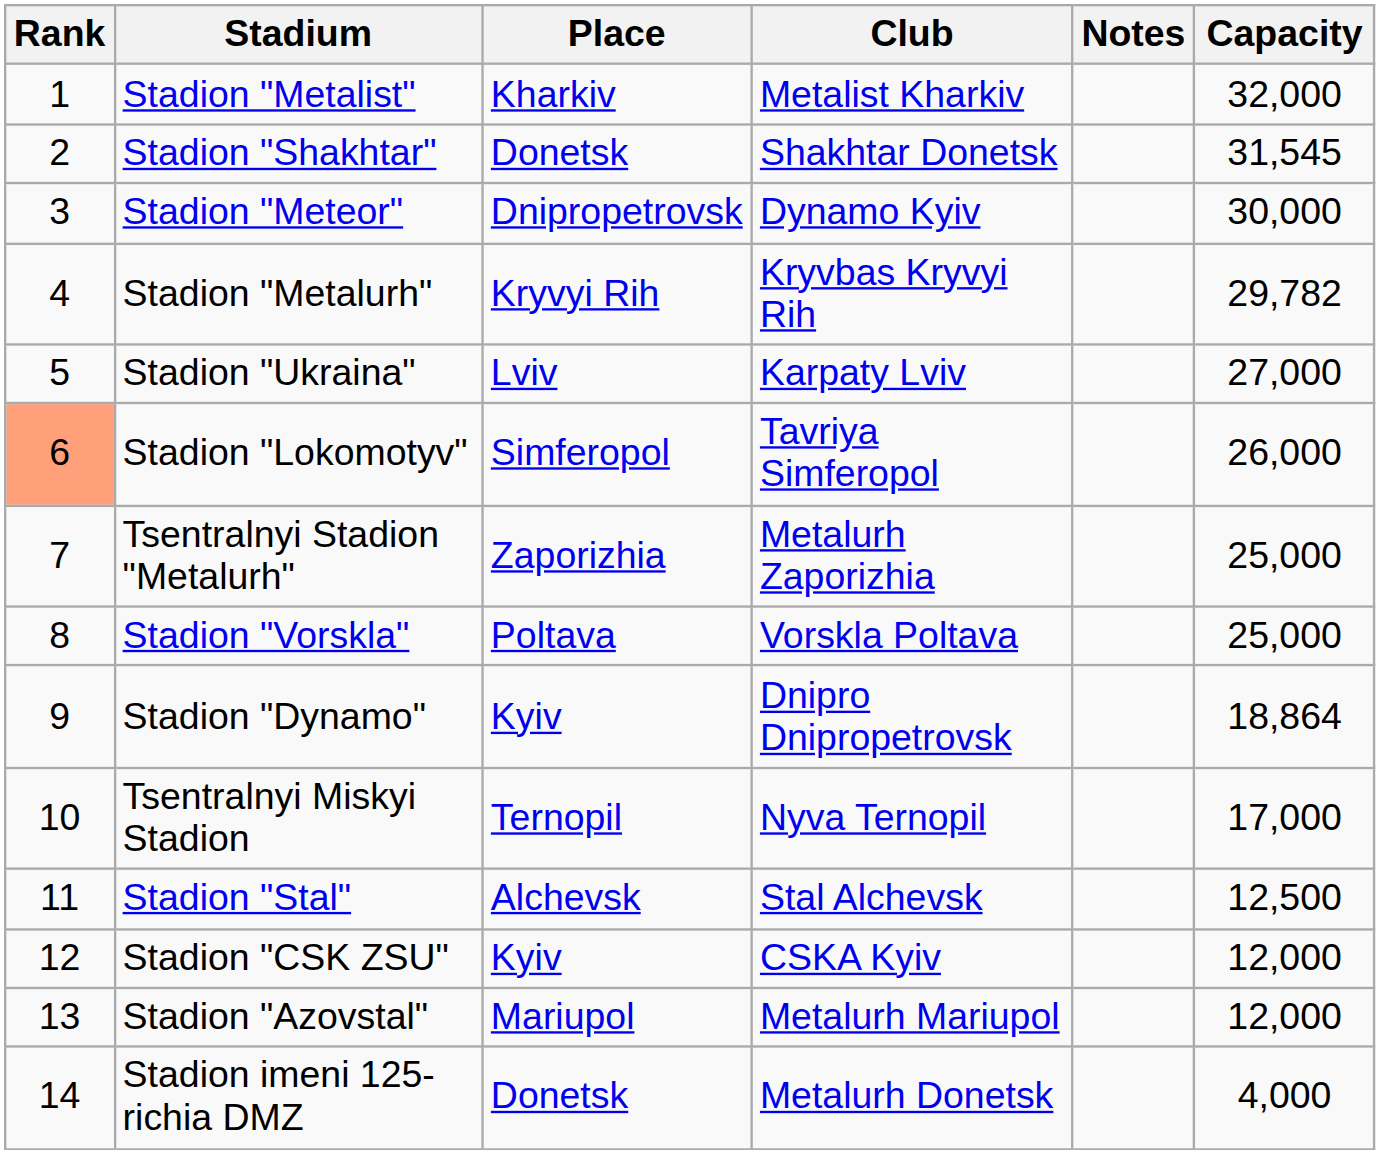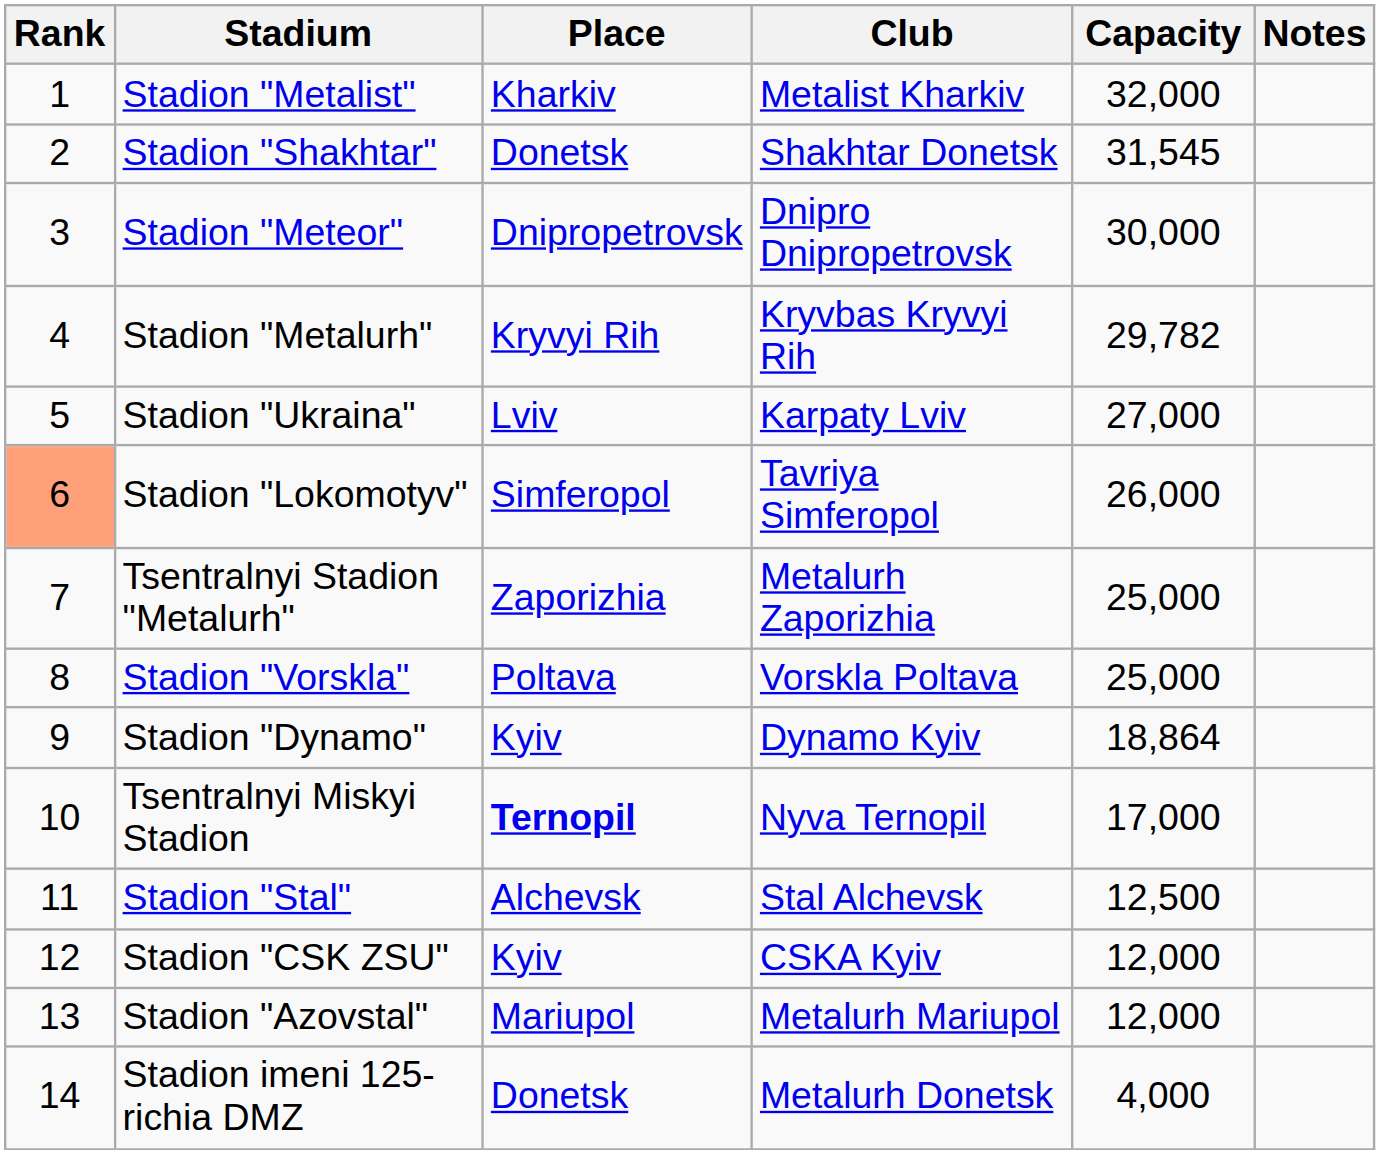columns swapped: (1285, 34) <-> (1133, 34)
(870, 212) Dynamo Kyiv -> (886, 233) Dnipro Dnipropetrovsk
(886, 716) Dnipro Dnipropetrovsk -> (870, 737) Dynamo Kyiv
(556, 817) normal -> (563, 817) bold
